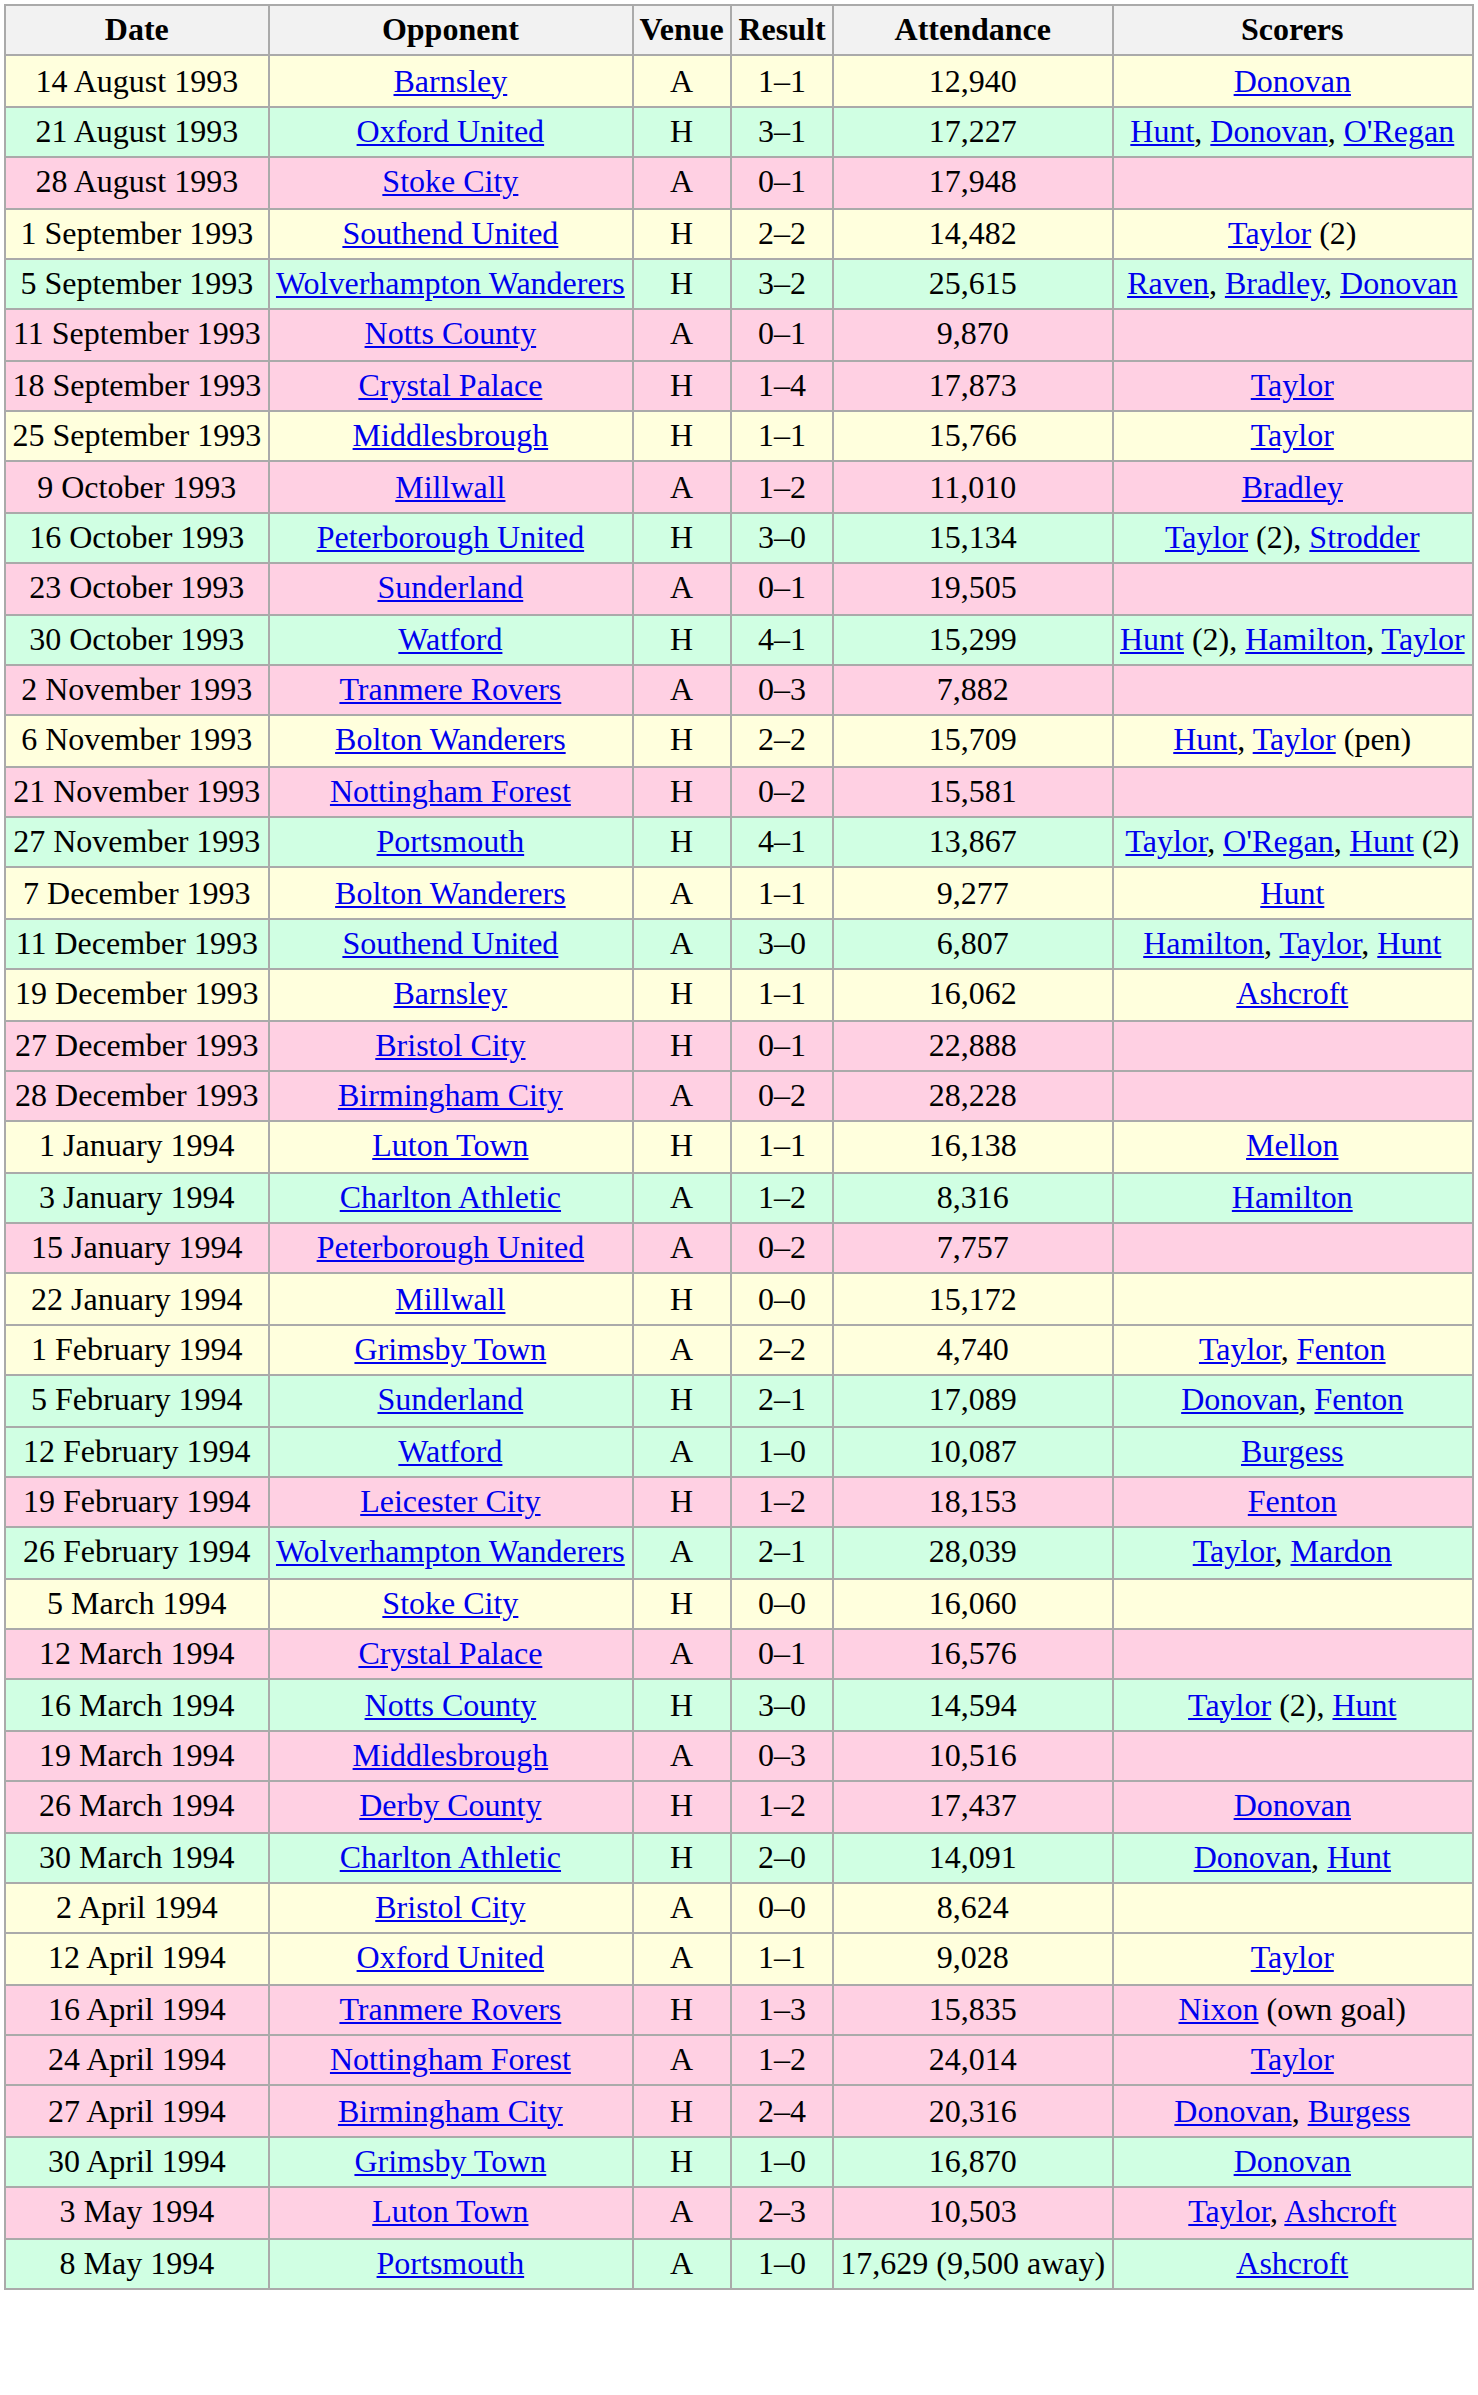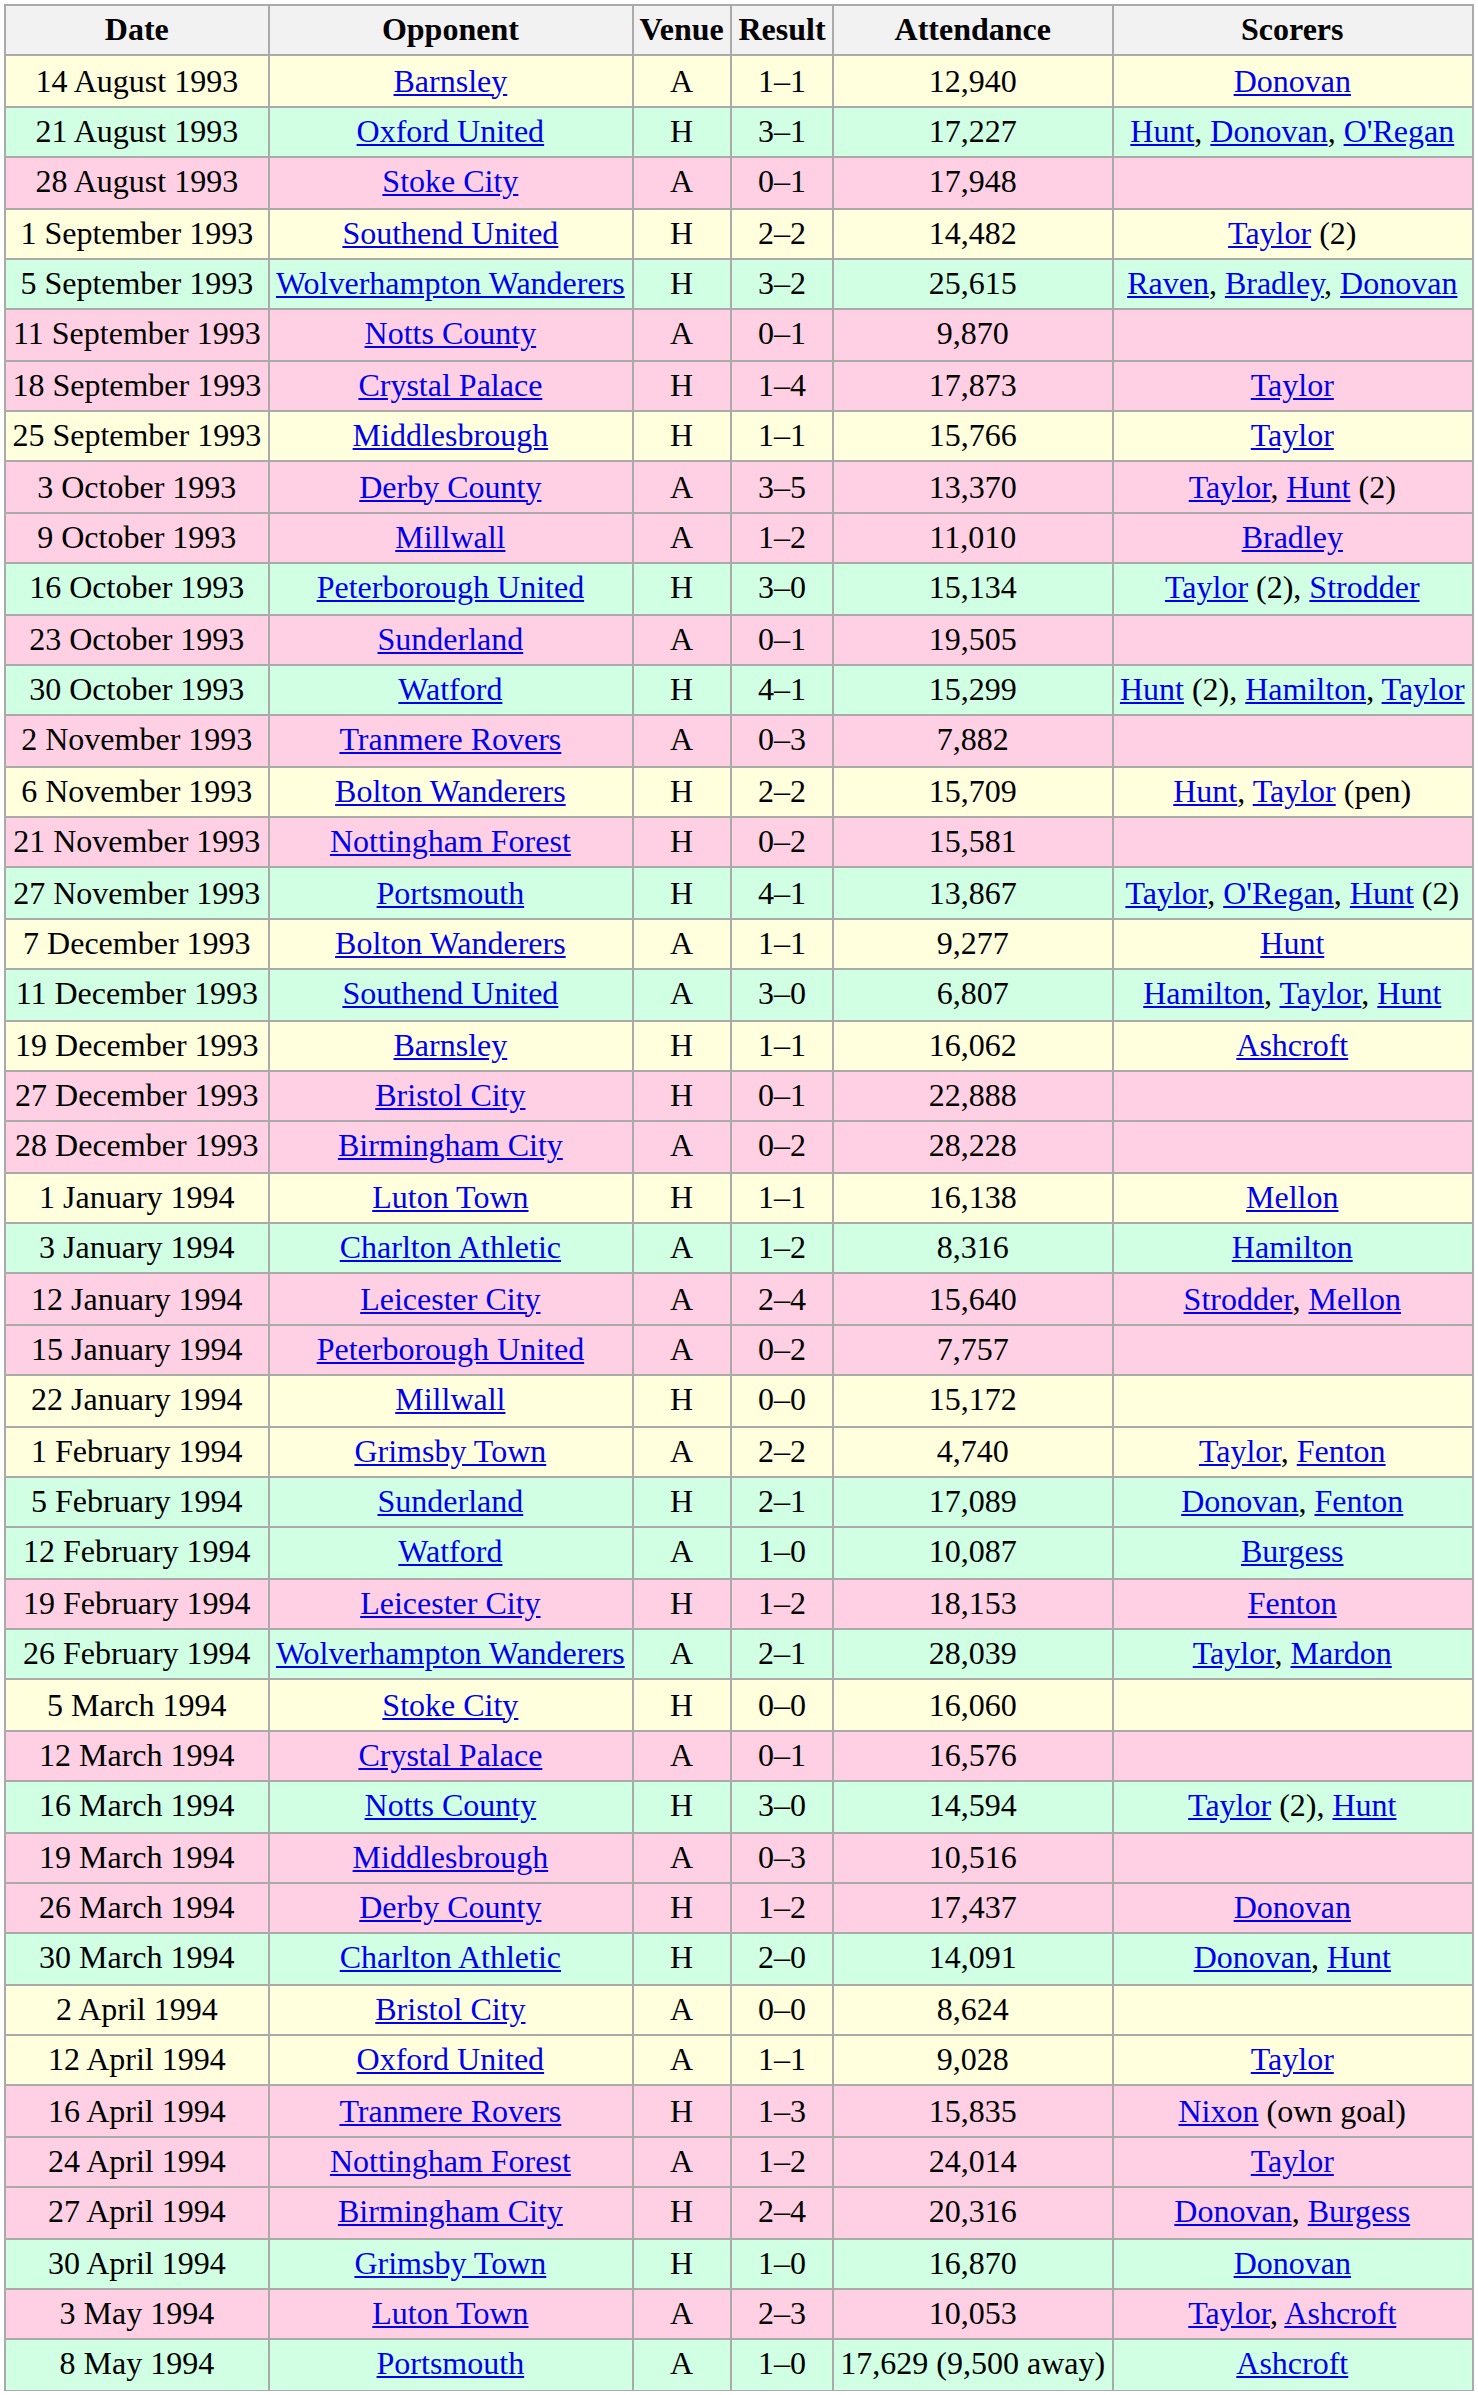+ row: (137, 486)
+ row: (137, 1298)
(973, 2212) 10,503 -> (973, 2313) 10,053
